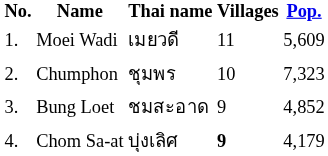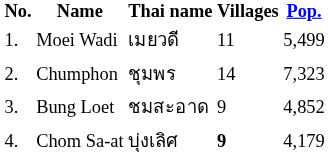(304, 40) 5,609 -> (304, 40) 5,499
(226, 73) 10 -> (226, 73) 14
